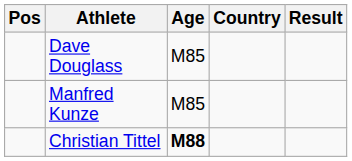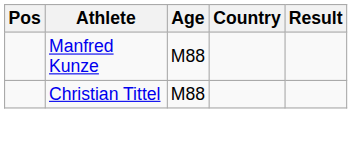- row: (86, 56)
(188, 103) M85 -> (188, 56) M88
(188, 141) bold -> (188, 94) normal
